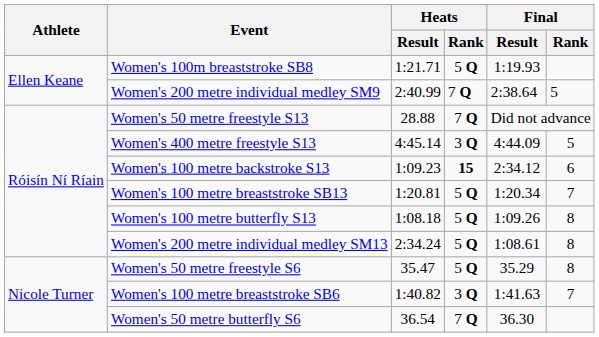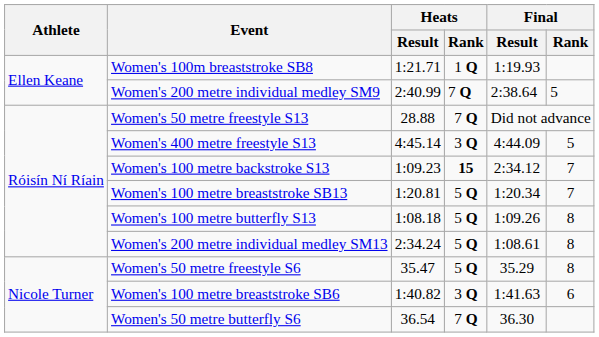(466, 67) 5 Q -> (466, 67) 1 Q
(571, 168) 6 -> (571, 168) 7
(571, 294) 7 -> (571, 294) 6
